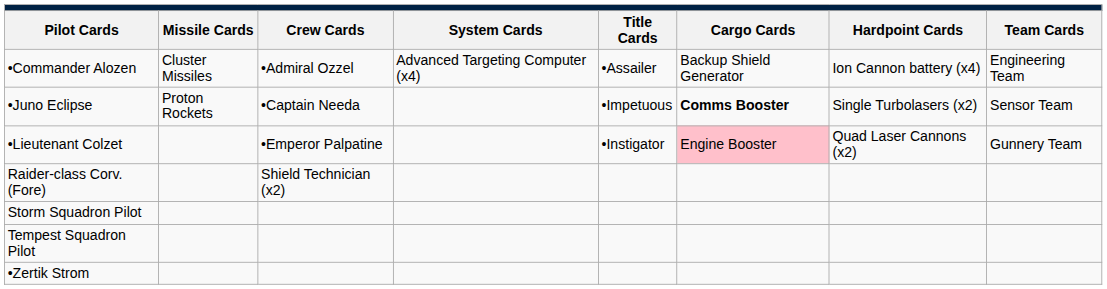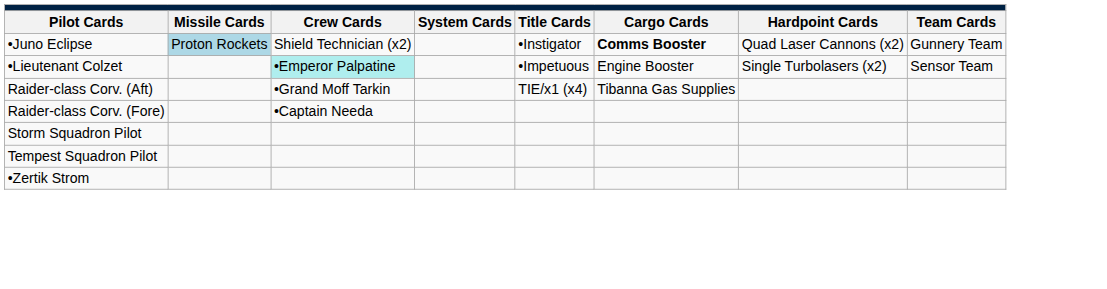- row: (72, 68)
(187, 106) no background -> (219, 44) lightblue background
(310, 106) •Captain Needa -> (343, 44) Shield Technician (x2)
(637, 106) •Impetuous -> (550, 44) •Instigator
(905, 106) Single Turbolasers (x2) -> (823, 44) Quad Laser Cannons (x2)
(1031, 106) Sensor Team -> (956, 44) Gunnery Team
(322, 144) no background -> (335, 66) paleturquoise background
(633, 144) •Instigator -> (554, 66) •Impetuous
(728, 144) pink background -> (645, 66) no background
(899, 144) Quad Laser Cannons (x2) -> (814, 66) Single Turbolasers (x2)
(1036, 144) Gunnery Team -> (952, 66) Sensor Team
+ row: (80, 89)
(316, 182) Shield Technician (x2) -> (323, 111) •Captain Needa
